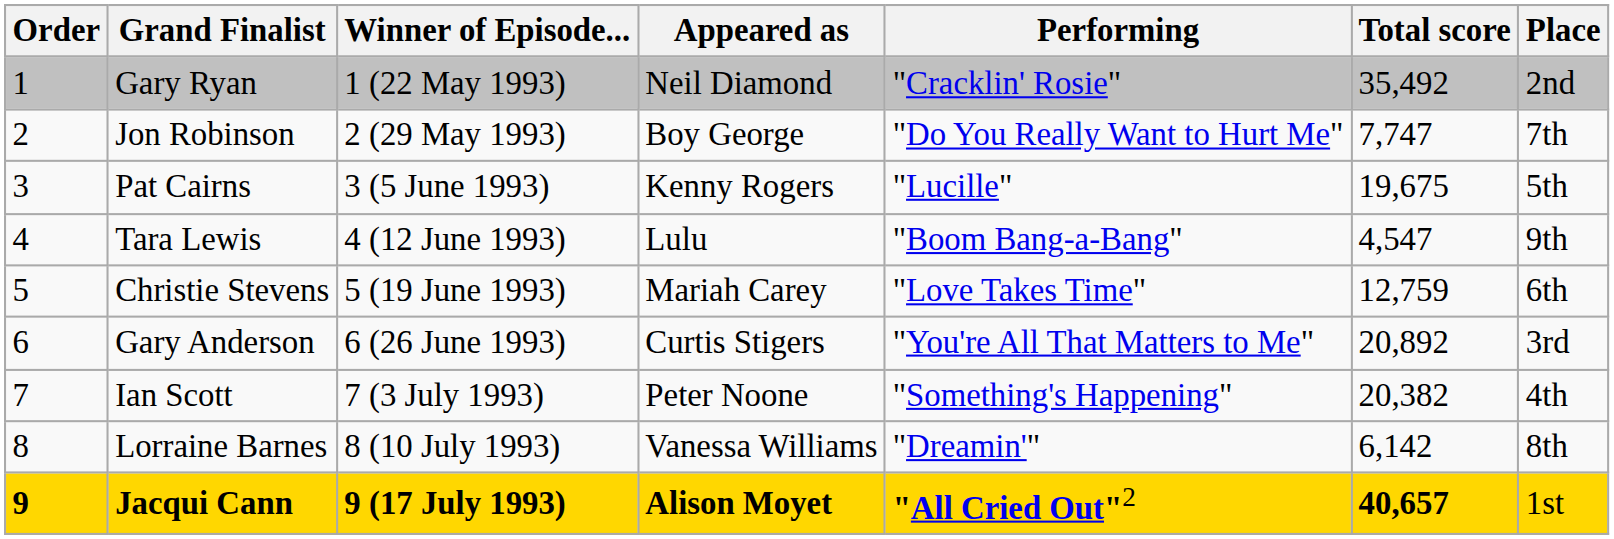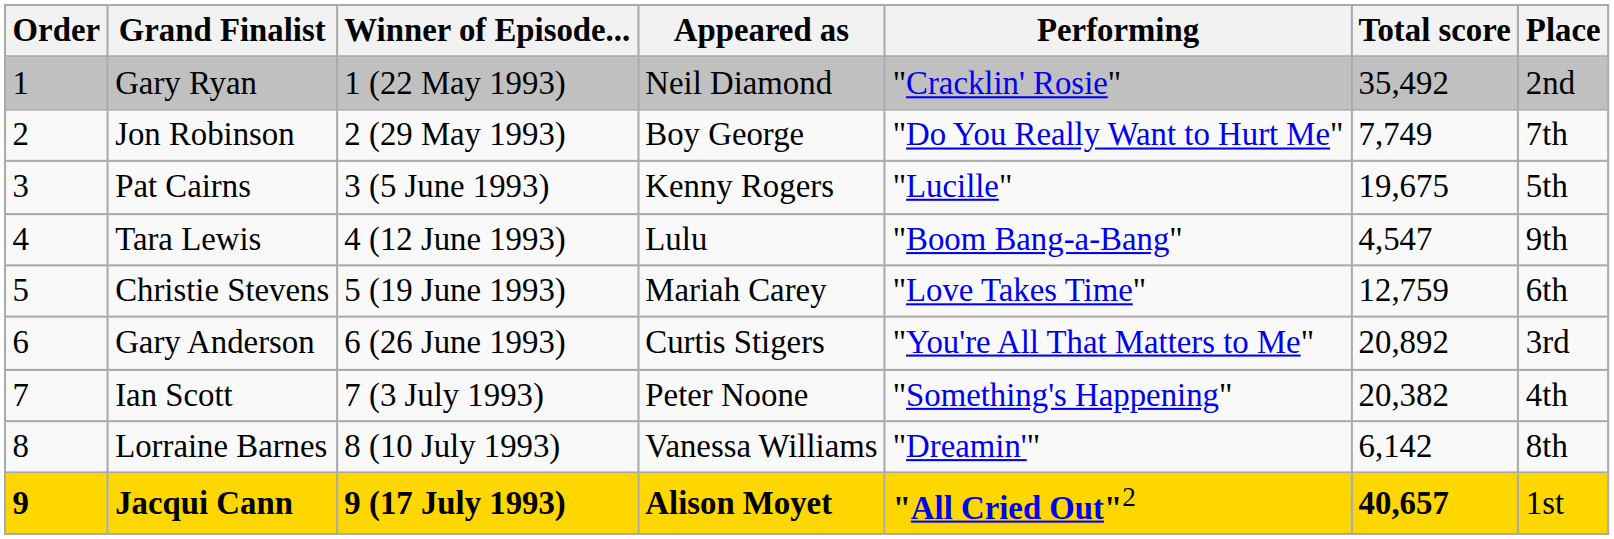(1396, 134) 7,747 -> (1396, 134) 7,749
